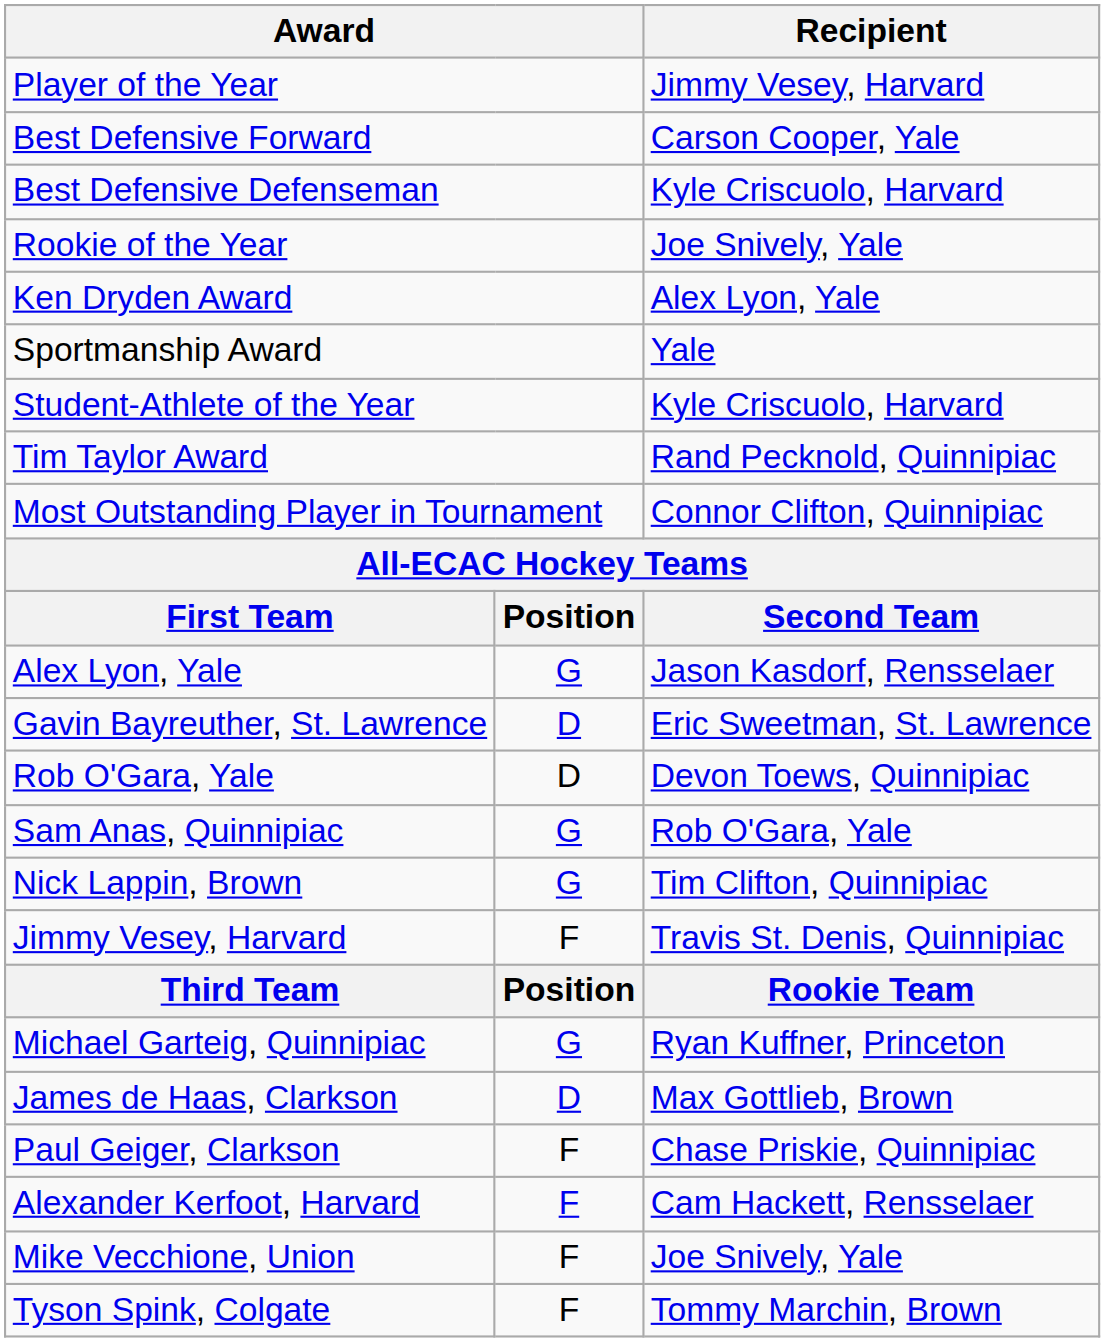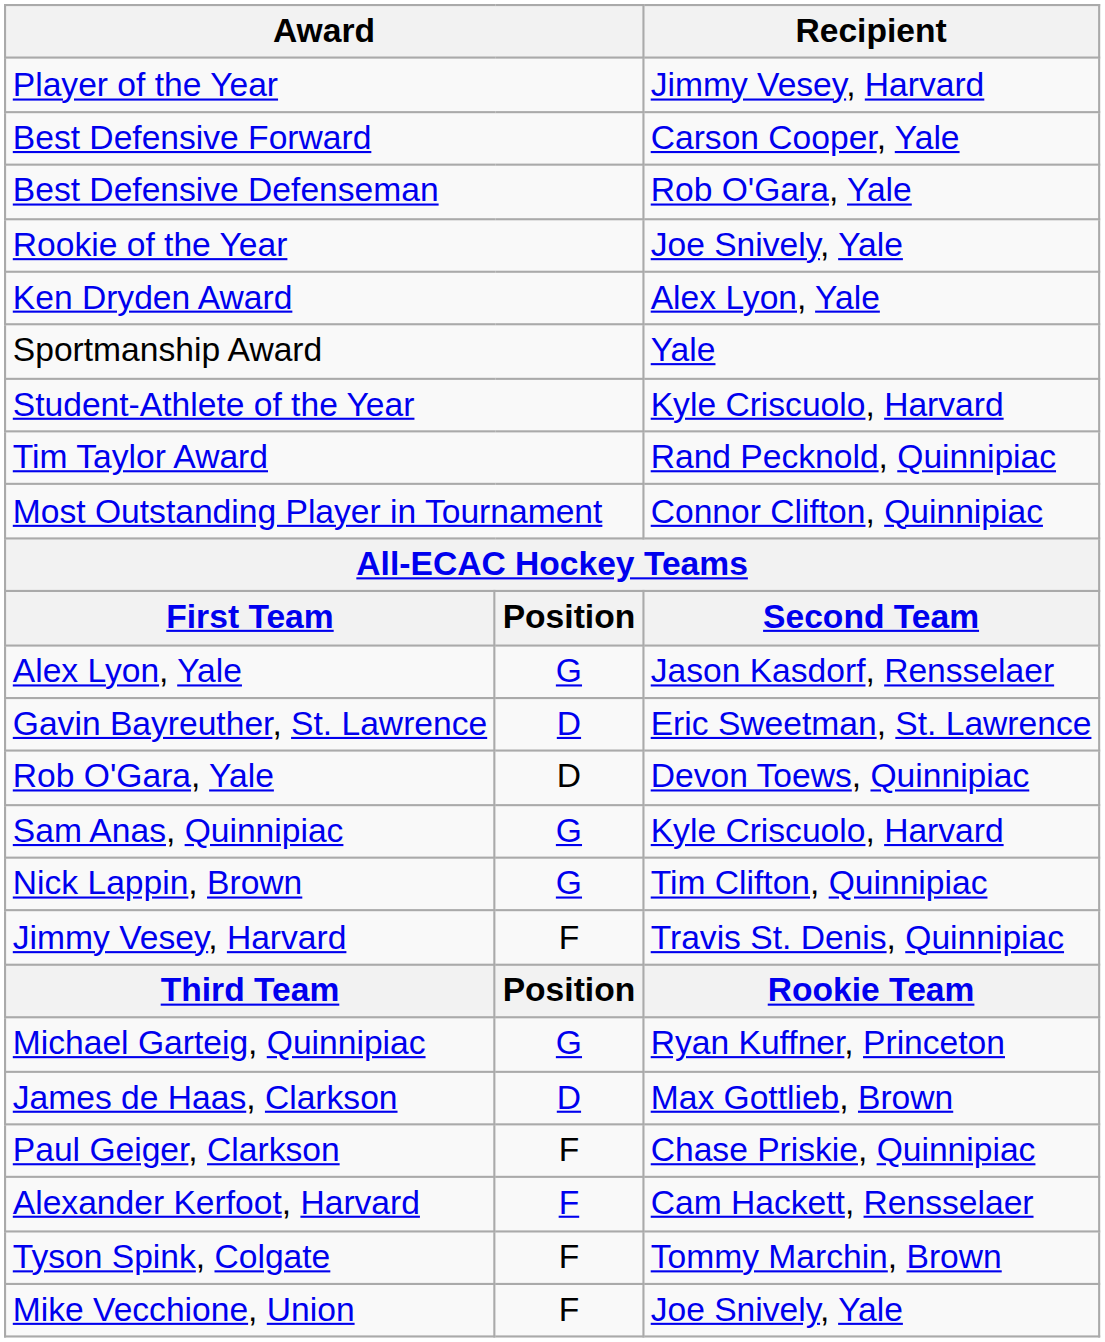(827, 191) Kyle Criscuolo, Harvard -> (781, 191) Rob O'Gara, Yale
(781, 830) Rob O'Gara, Yale -> (827, 830) Kyle Criscuolo, Harvard
rows swapped: (172, 1310) <-> (184, 1256)
